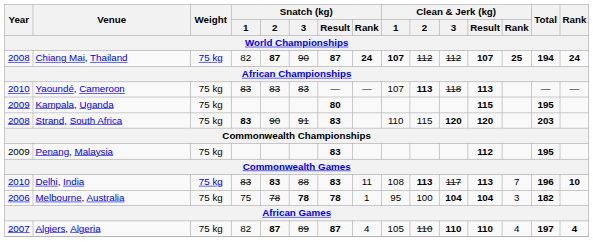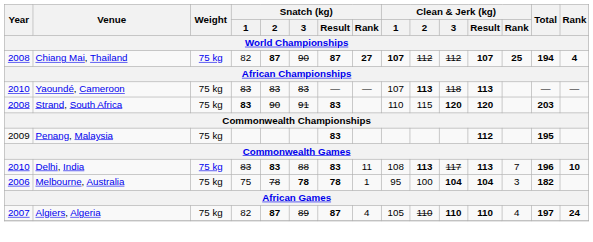(367, 58) 24 -> (367, 58) 27
(574, 58) 24 -> (575, 58) 4
- row: (75, 105)
(575, 228) 4 -> (574, 213) 24
